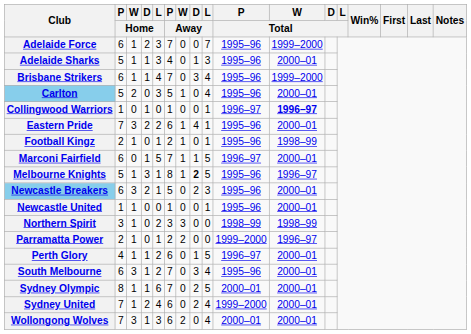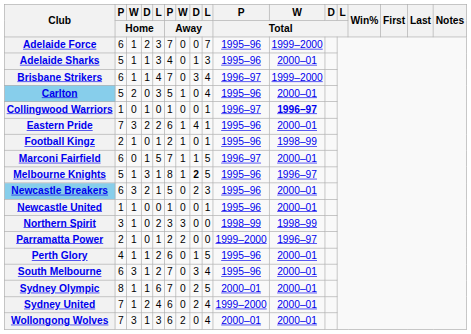(241, 77) 1995–96 -> (241, 77) 1996–97
(241, 256) 1996–97 -> (241, 256) 1995–96
